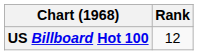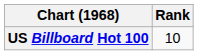(173, 38) 12 -> (173, 38) 10
